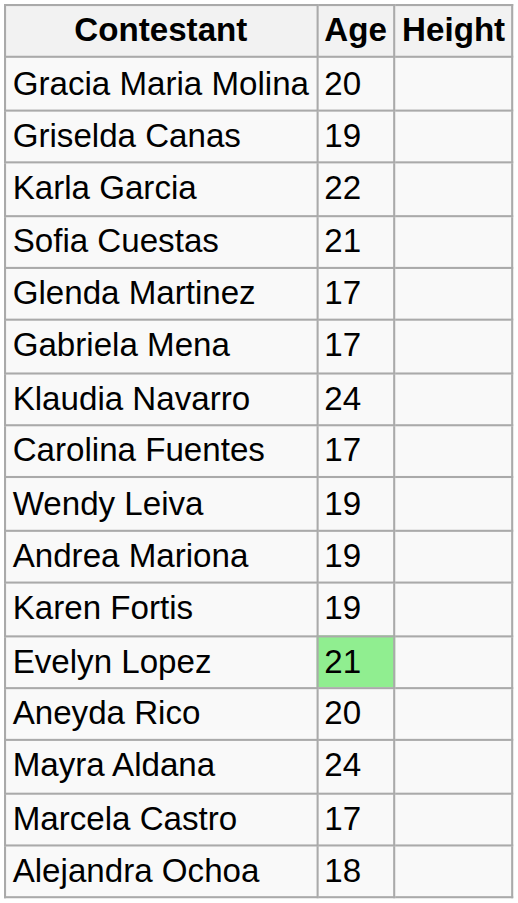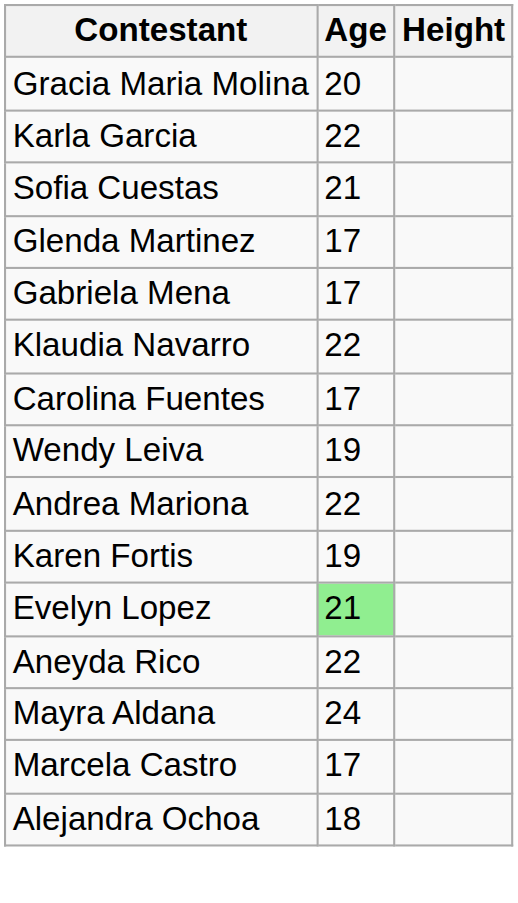- row: (127, 135)
(343, 398) 24 -> (343, 345) 22
(343, 556) 19 -> (343, 503) 22
(343, 713) 20 -> (343, 661) 22
